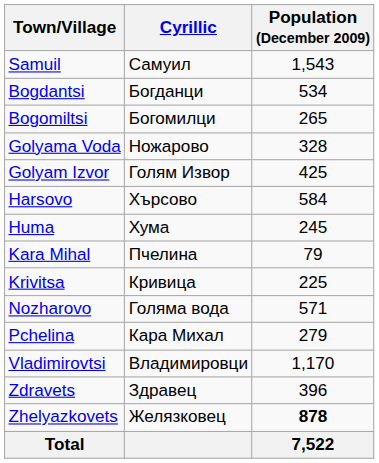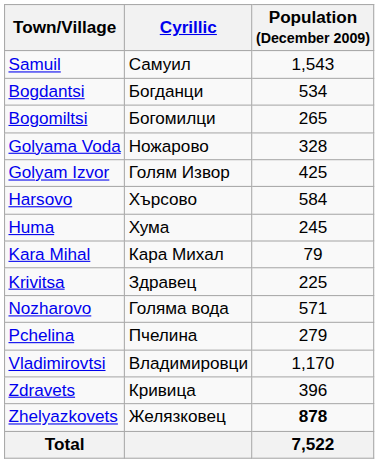(163, 254) Пчелина -> (176, 254) Кара Михал
(162, 281) Кривица -> (162, 281) Здравец
(176, 335) Кара Михал -> (163, 335) Пчелина
(162, 390) Здравец -> (162, 390) Кривица
